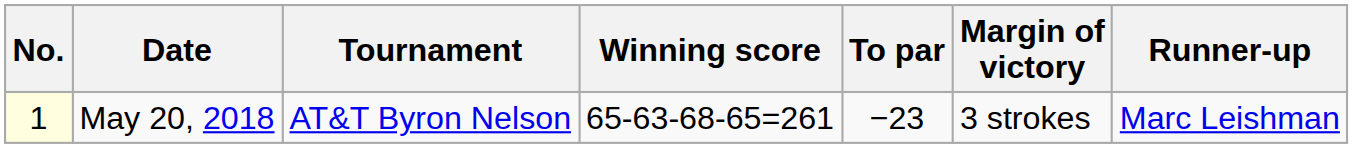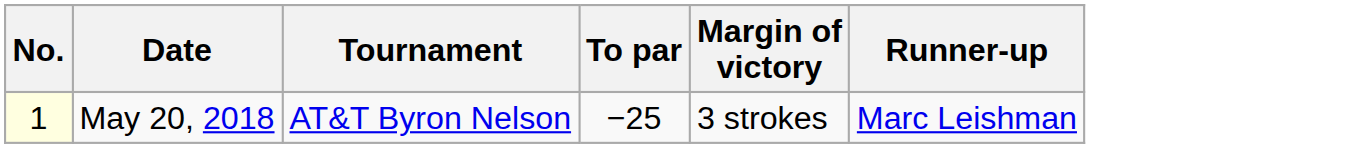- column: (710, 49)
(897, 118) −23 -> (634, 118) −25
